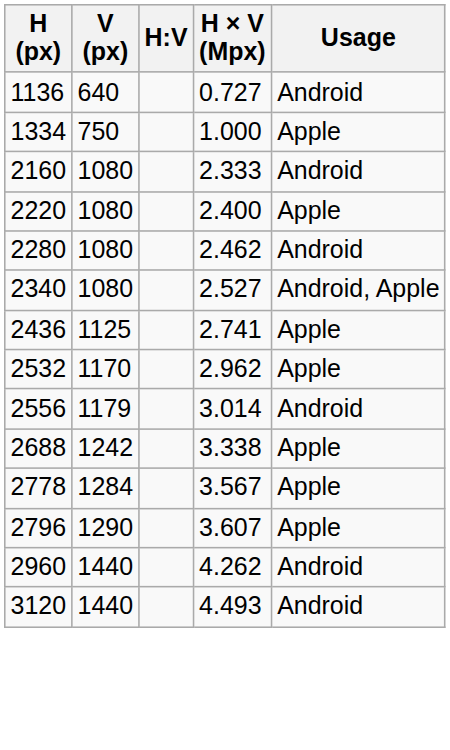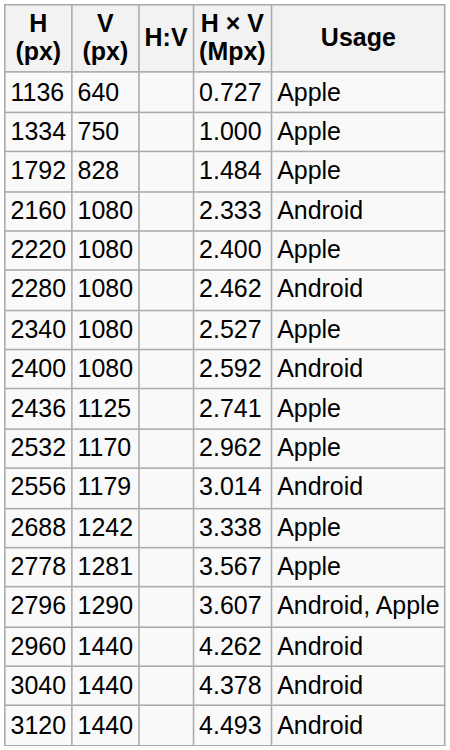(320, 91) Android -> (309, 91) Apple
+ row: (38, 171)
(358, 289) Android, Apple -> (309, 329) Apple
+ row: (38, 369)
(105, 487) 1284 -> (105, 566) 1281
(309, 527) Apple -> (358, 606) Android, Apple
+ row: (38, 685)
